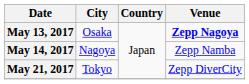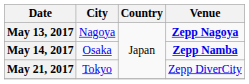(97, 32) Osaka -> (97, 32) Nagoya
(97, 50) Nagoya -> (97, 50) Osaka
(205, 50) normal -> (205, 50) bold
